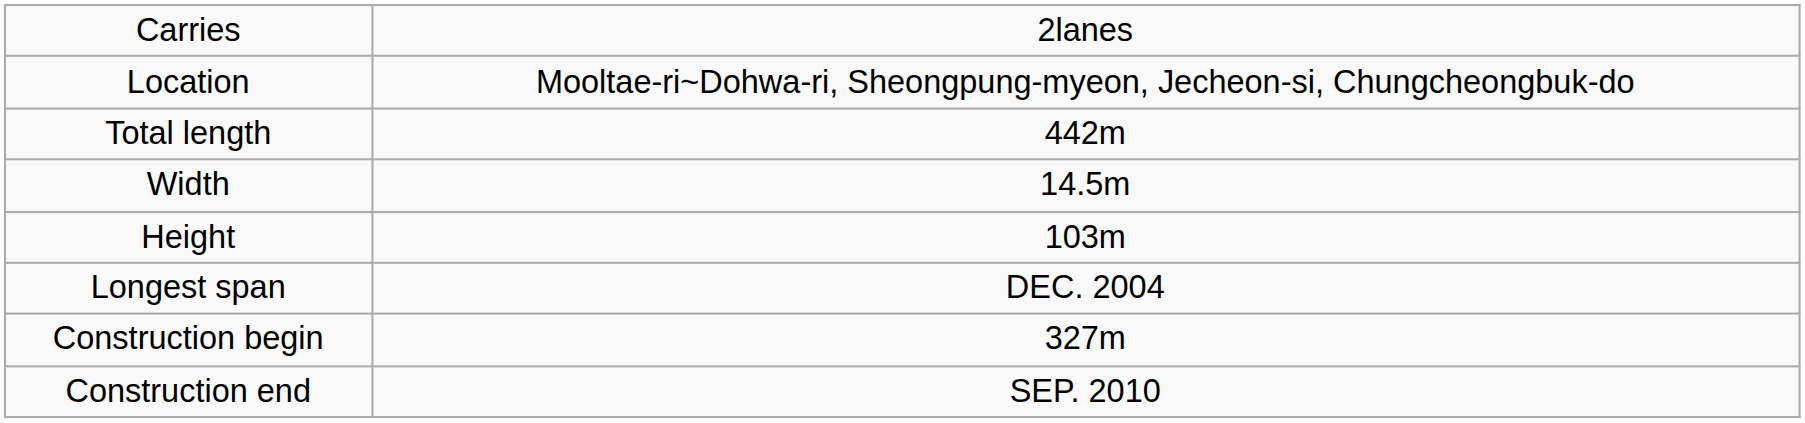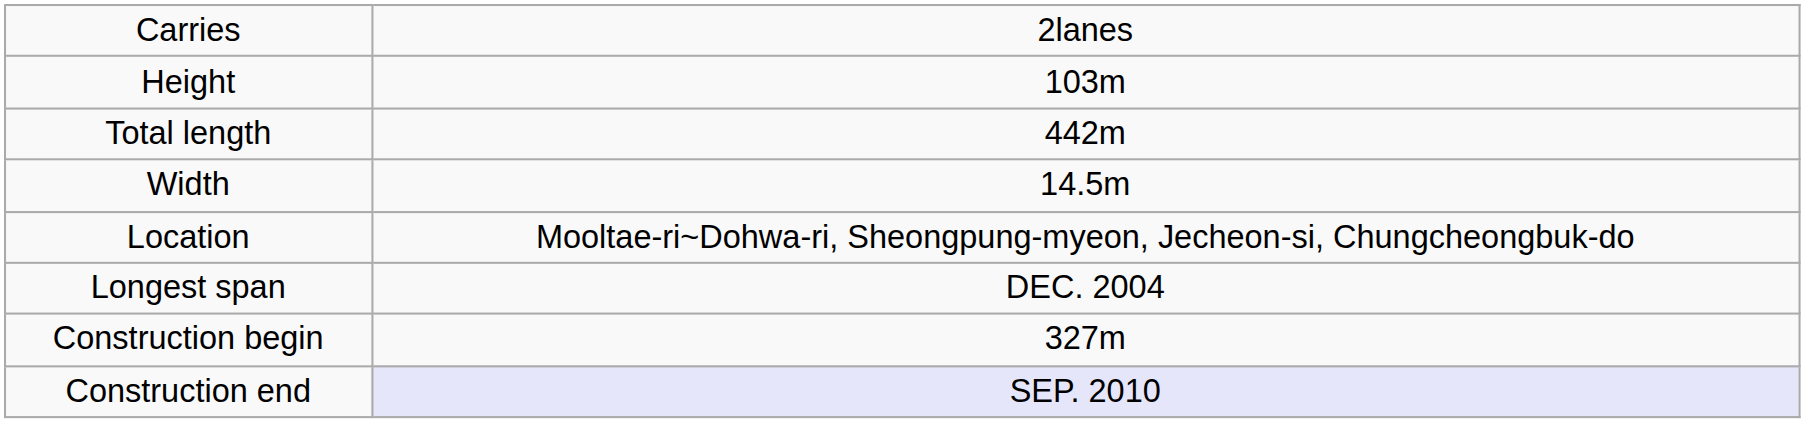rows swapped: (188, 81) <-> (188, 236)
(1085, 390) no background -> (1085, 390) lavender background
